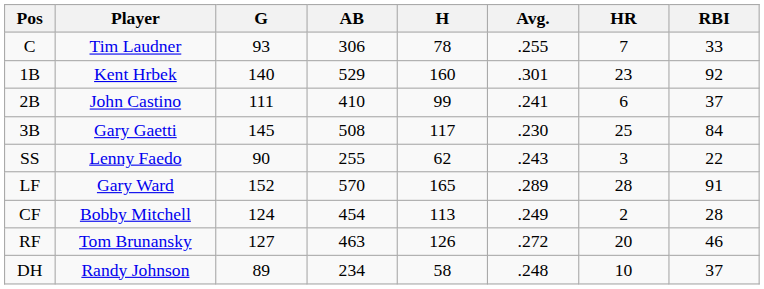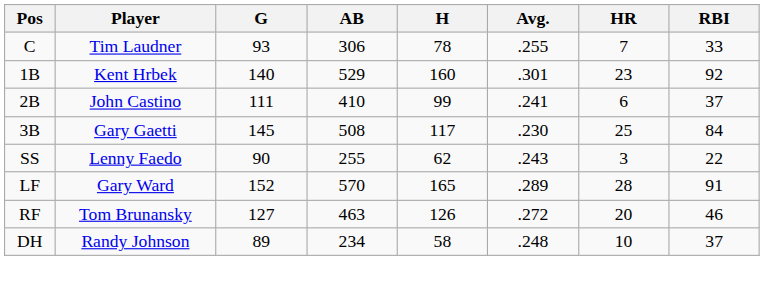- row: (30, 213)
